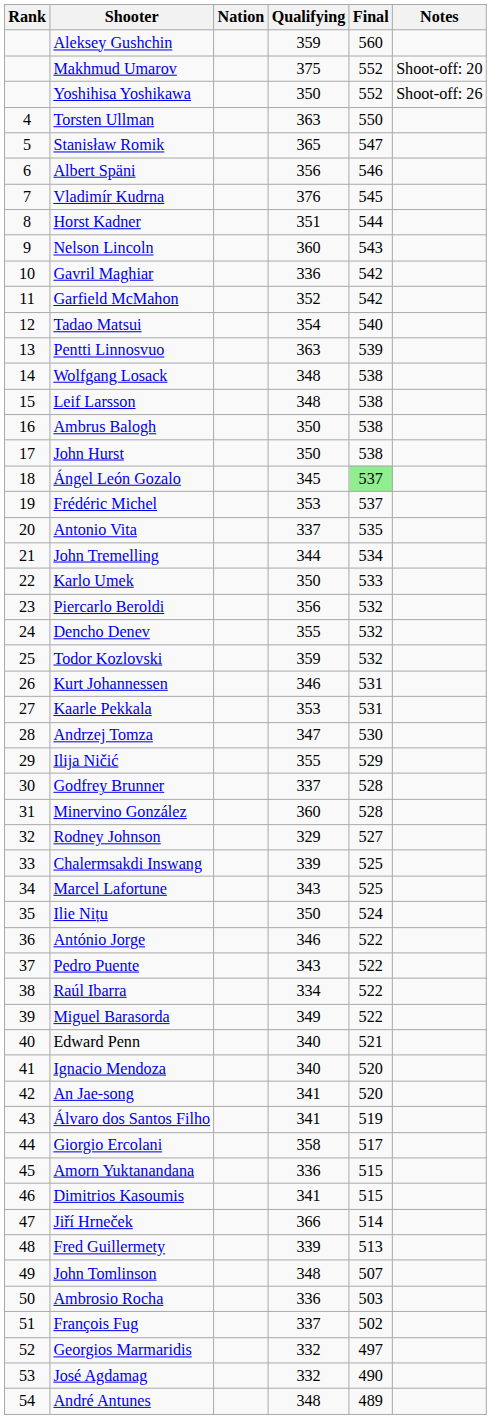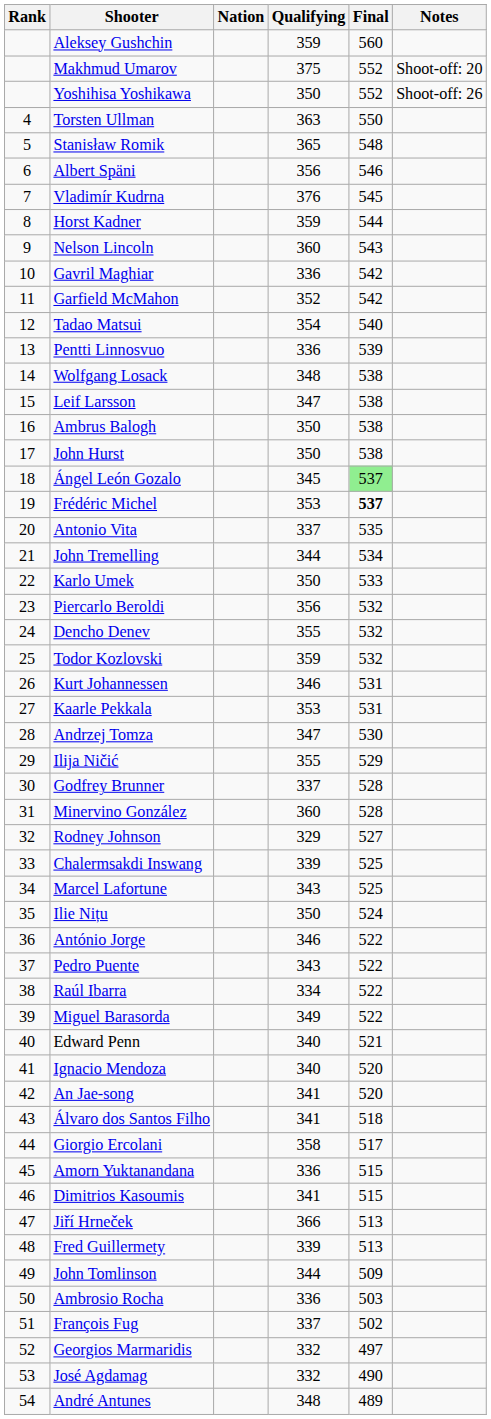(371, 145) 547 -> (371, 145) 548
(308, 222) 351 -> (308, 222) 359
(308, 350) 363 -> (308, 350) 336
(308, 401) 348 -> (308, 401) 347
(371, 504) normal -> (371, 504) bold
(371, 1119) 519 -> (371, 1119) 518
(371, 1221) 514 -> (371, 1221) 513
(308, 1273) 348 -> (308, 1273) 344
(371, 1273) 507 -> (371, 1273) 509
